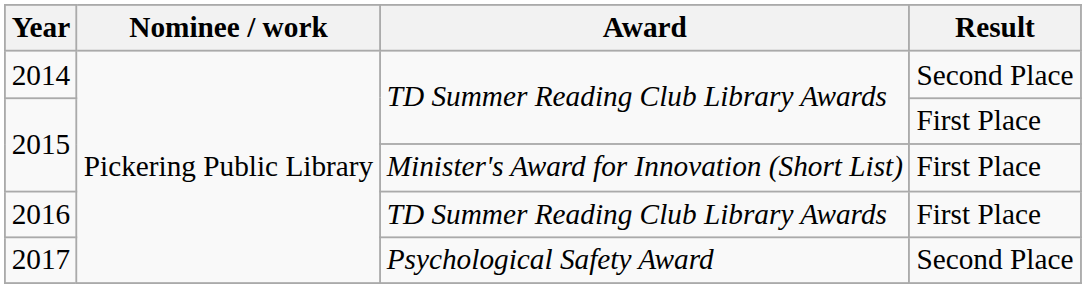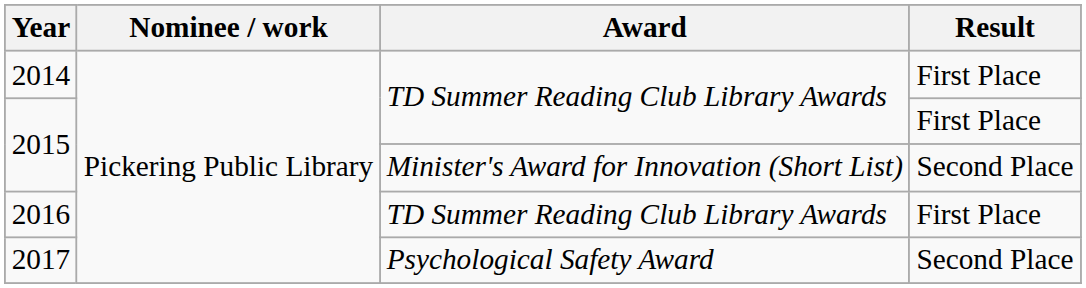(995, 74) Second Place -> (979, 74) First Place
(979, 167) First Place -> (995, 167) Second Place
